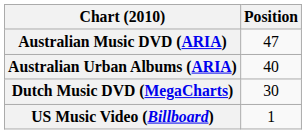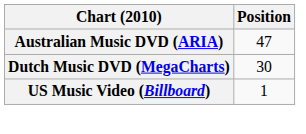- row: (122, 66)
